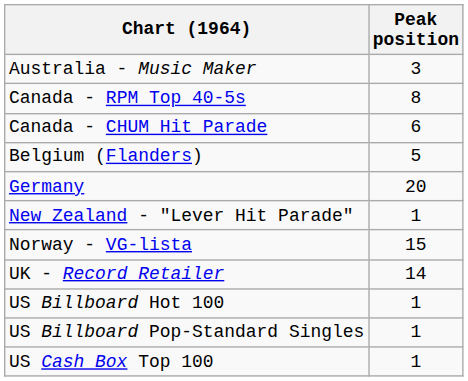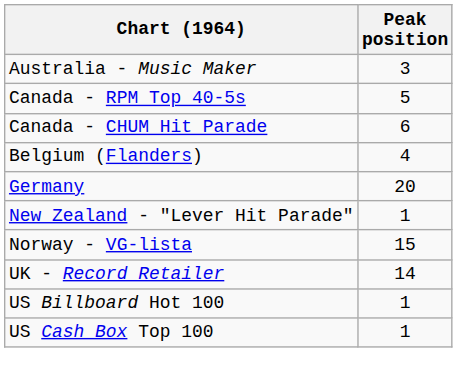(416, 98) 8 -> (405, 98) 5
(416, 157) 5 -> (405, 157) 4
- row: (187, 332)
